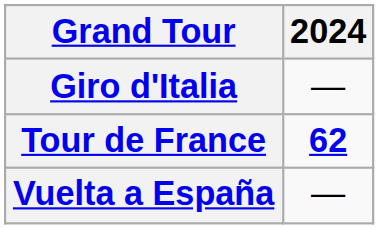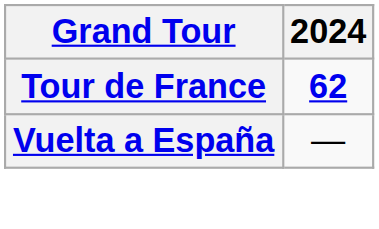- row: (144, 85)
